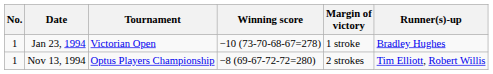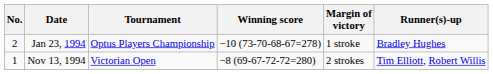(15, 43) 1 -> (15, 43) 2
(123, 43) Victorian Open -> (153, 43) Optus Players Championship
(153, 61) Optus Players Championship -> (123, 61) Victorian Open
